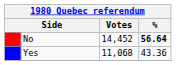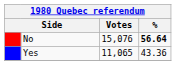(117, 40) 14,452 -> (117, 40) 15,076
(117, 54) 11,068 -> (117, 54) 11,065
